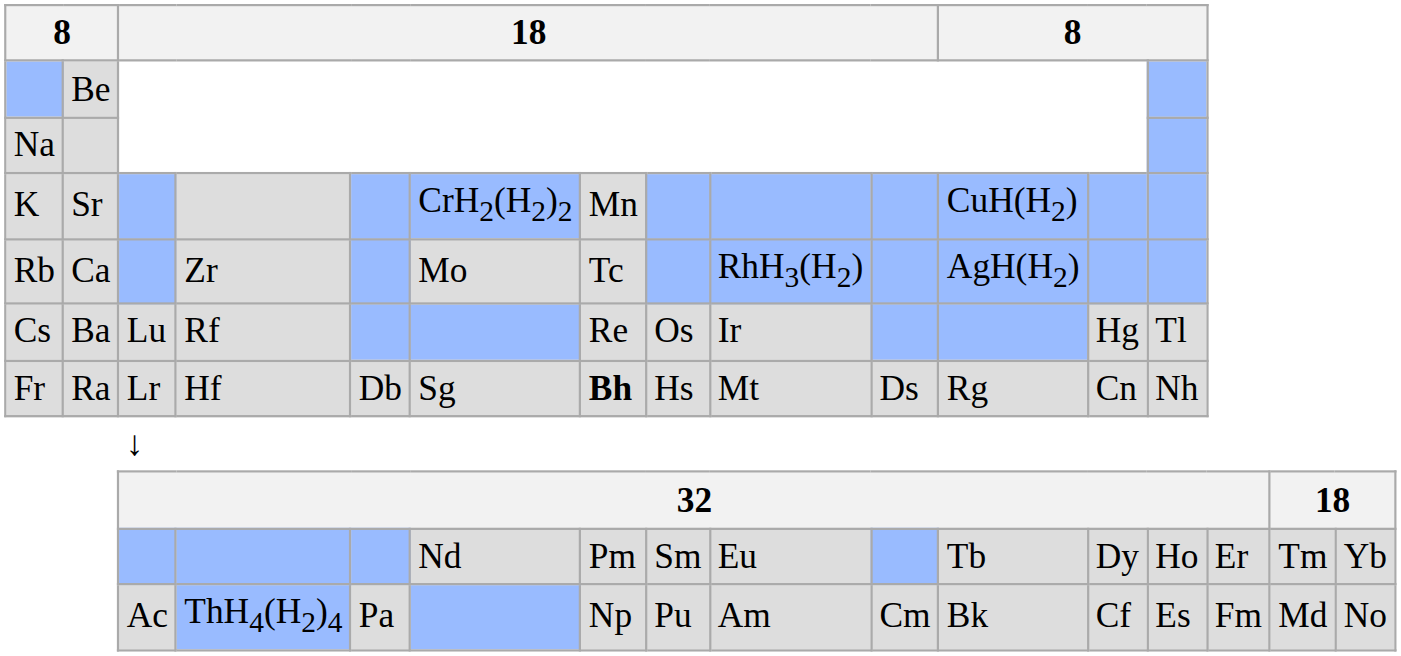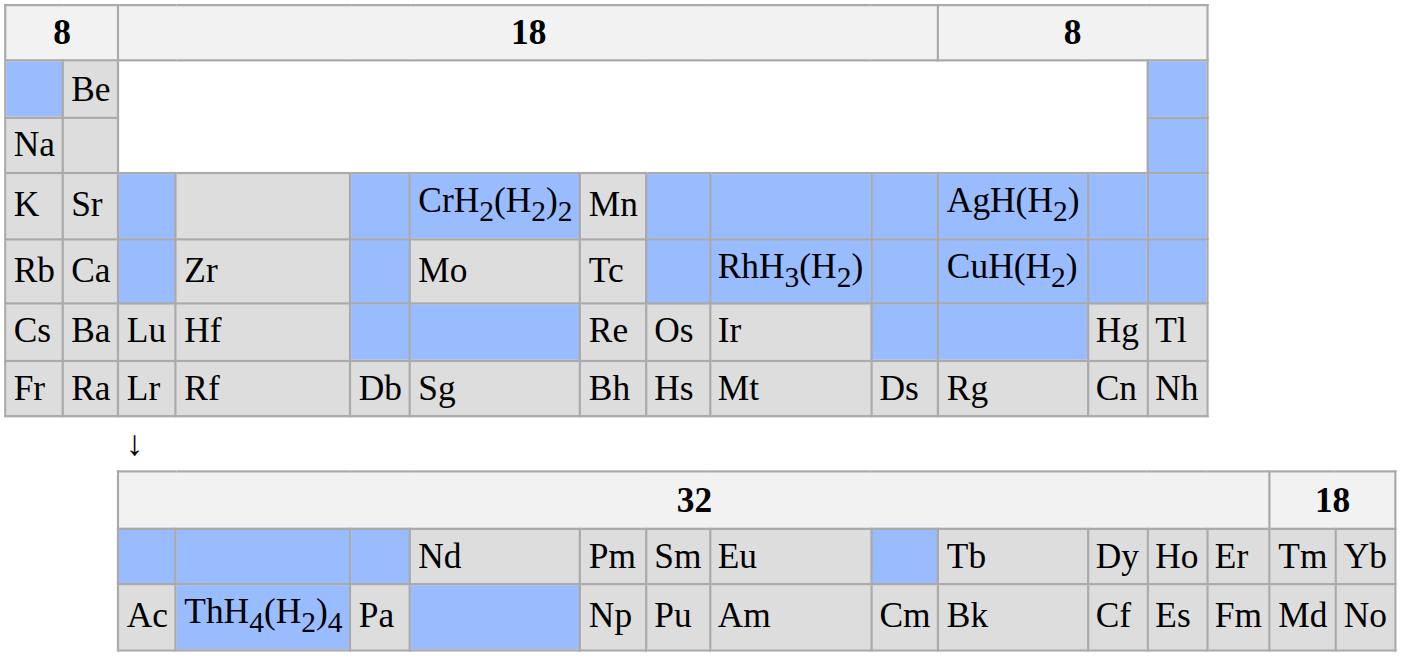(1012, 205) CuH(H2) -> (1013, 205) AgH(H2)
(1013, 270) AgH(H2) -> (1012, 270) CuH(H2)
(202, 331) Rf -> (203, 331) Hf
(203, 387) Hf -> (202, 387) Rf
(610, 387) bold -> (609, 387) normal
